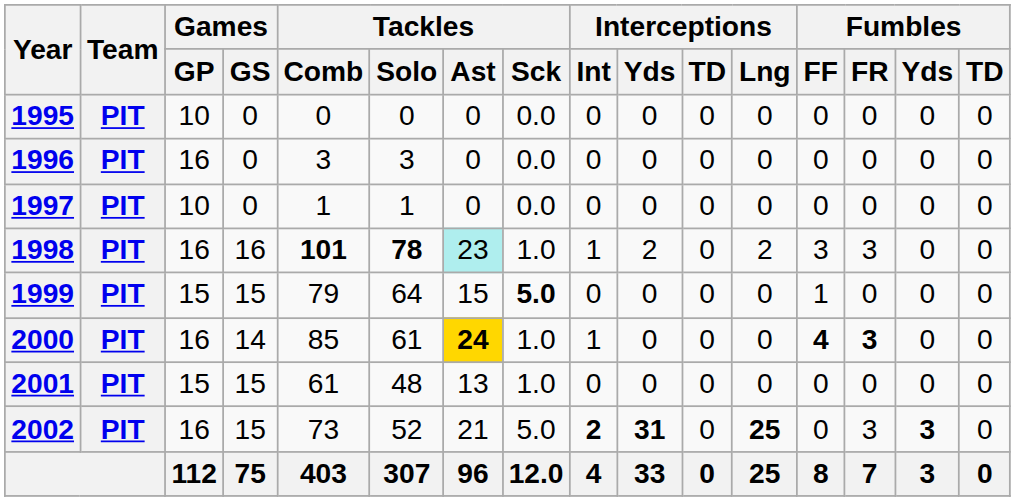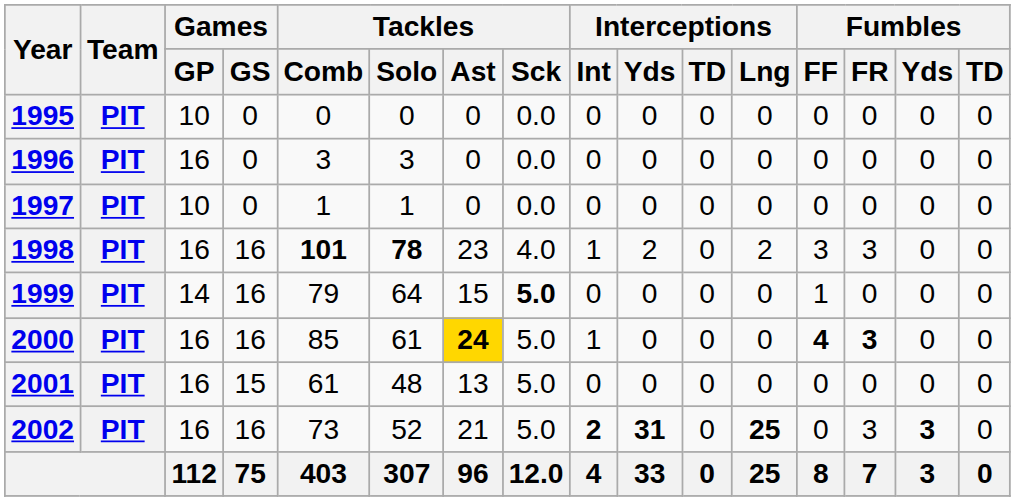(473, 250) paleturquoise background -> (473, 250) no background
(536, 250) 1.0 -> (536, 250) 4.0
(194, 294) 15 -> (194, 294) 14
(250, 294) 15 -> (250, 294) 16
(250, 339) 14 -> (250, 339) 16
(536, 339) 1.0 -> (536, 339) 5.0
(194, 384) 15 -> (194, 384) 16
(536, 384) 1.0 -> (536, 384) 5.0
(250, 428) 15 -> (250, 428) 16
